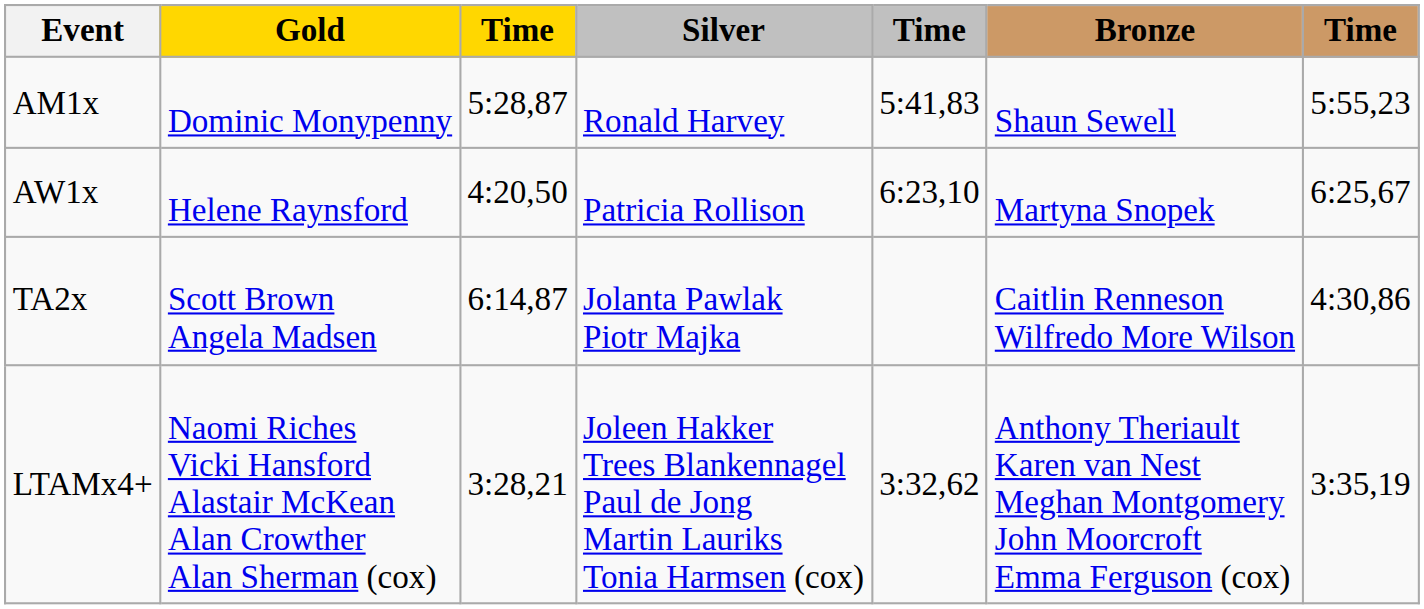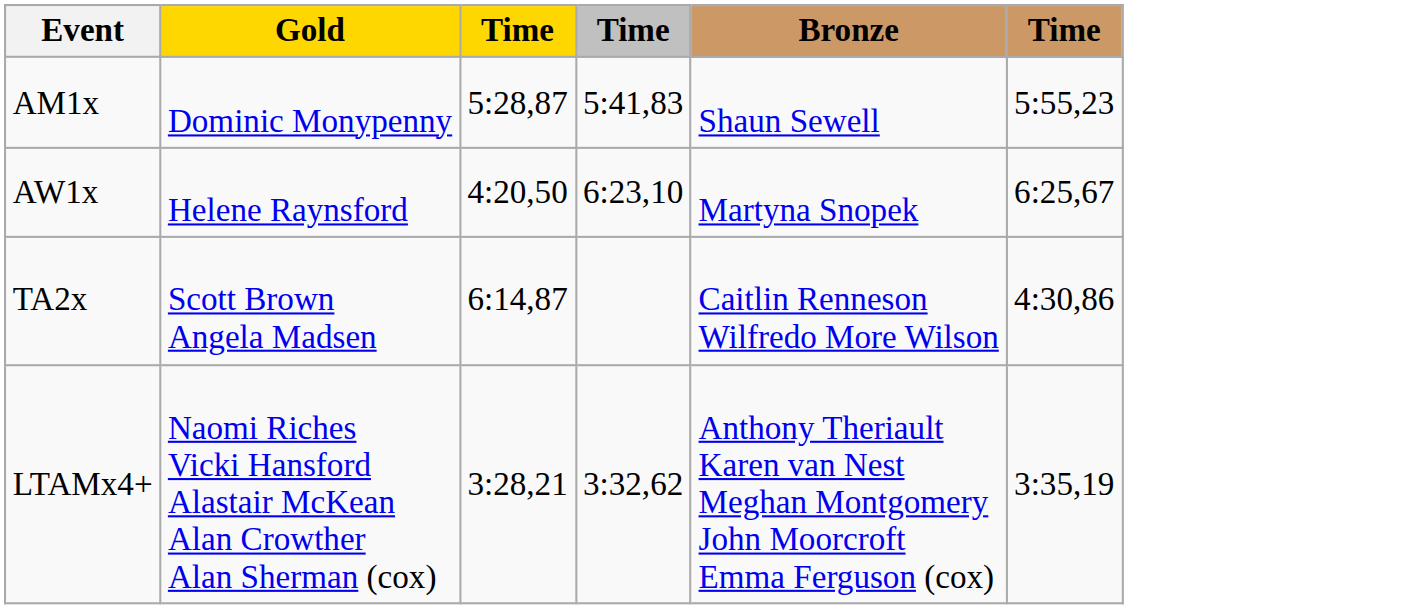- column: (723, 30)
